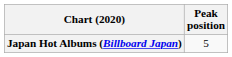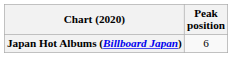(206, 43) 5 -> (206, 43) 6
